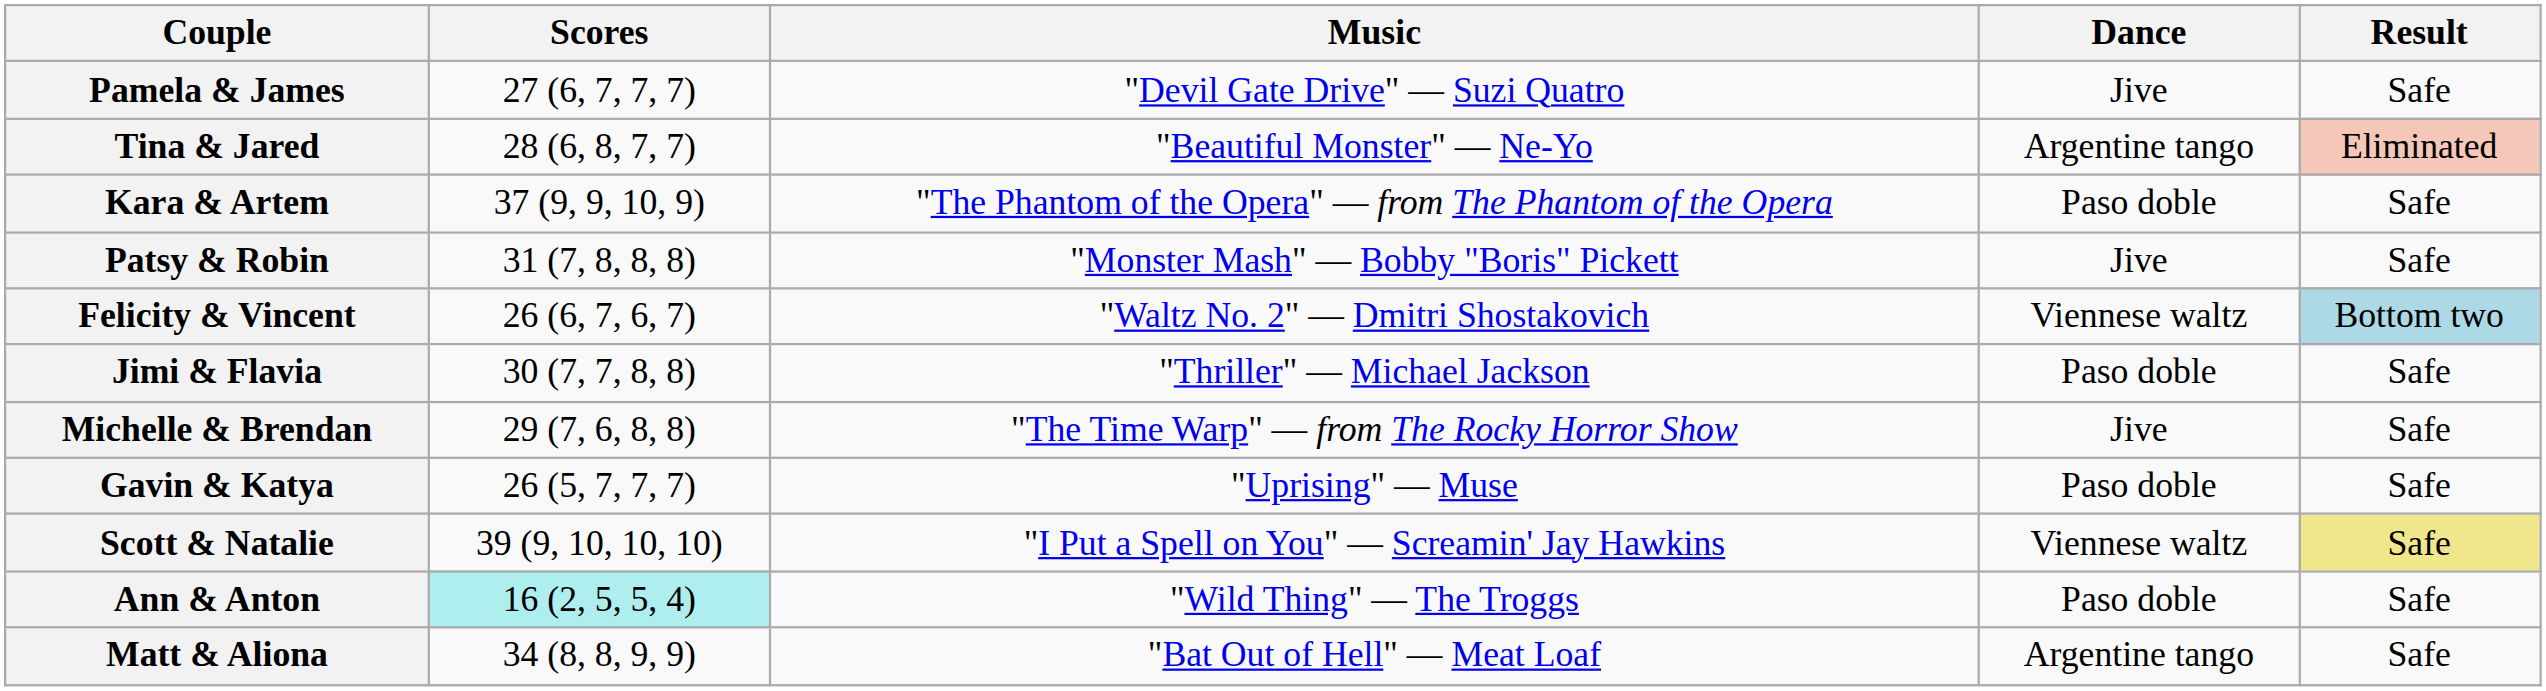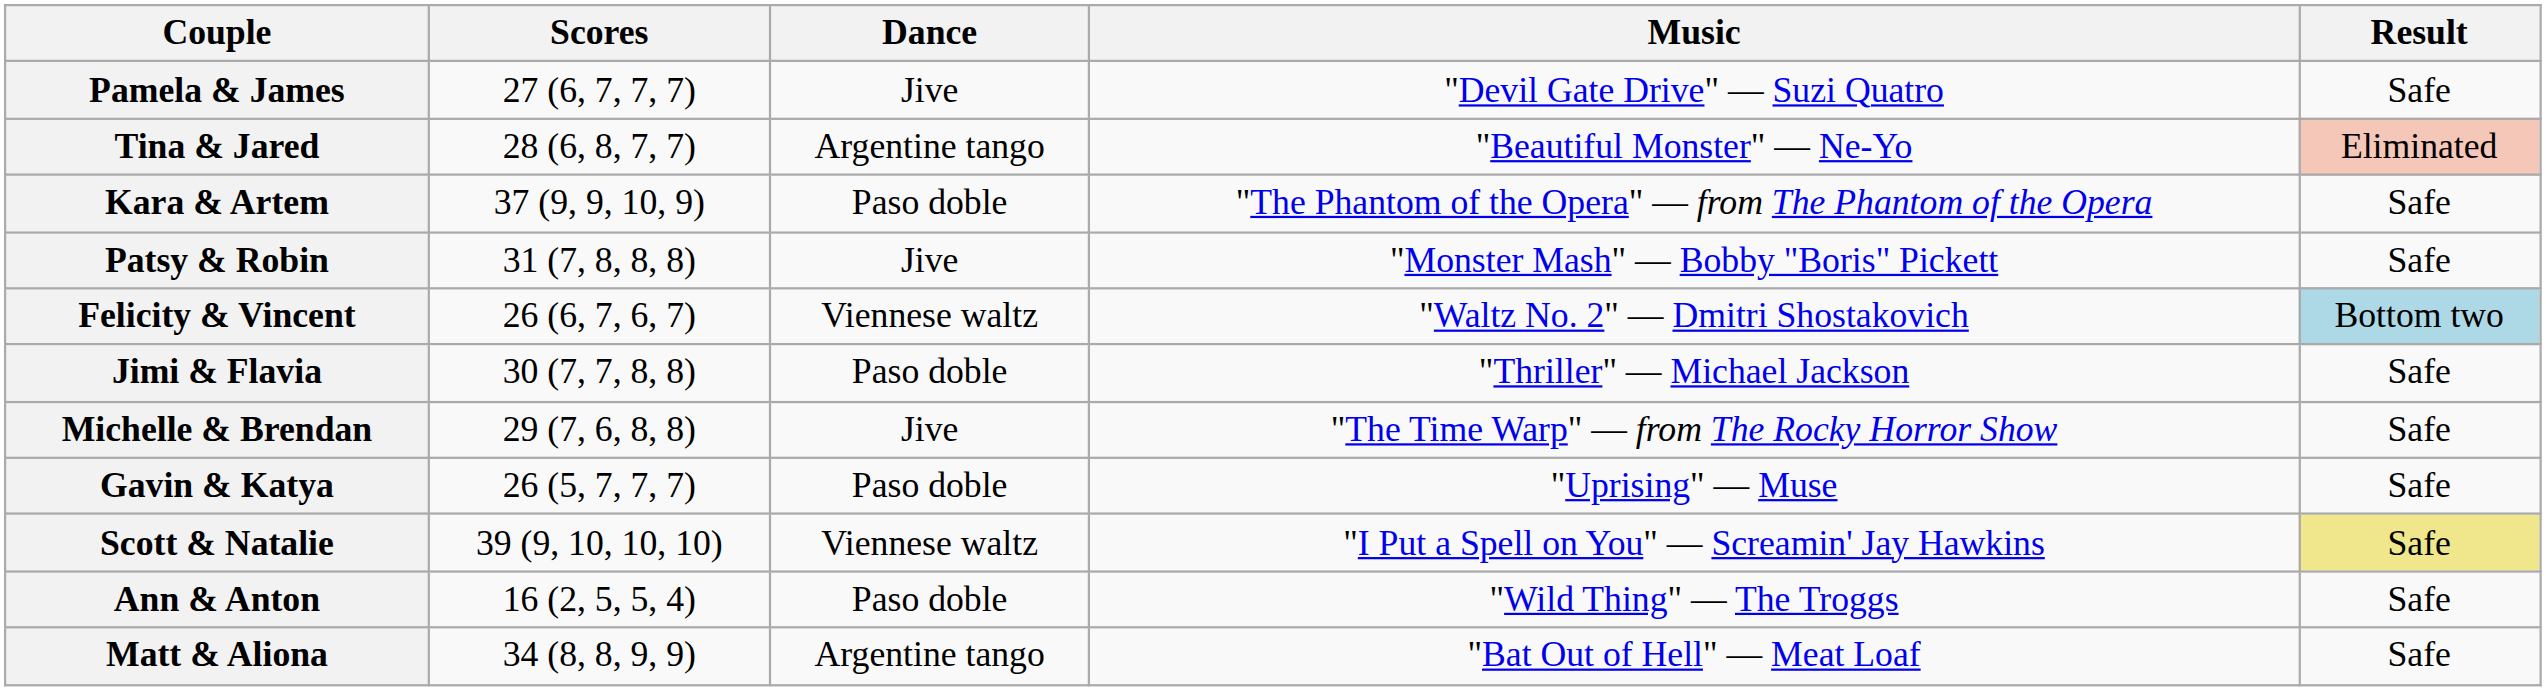columns swapped: (2139, 32) <-> (1374, 32)
(599, 598) paleturquoise background -> (599, 598) no background
